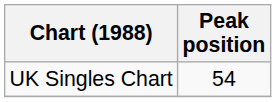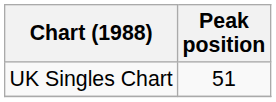(224, 79) 54 -> (224, 79) 51
